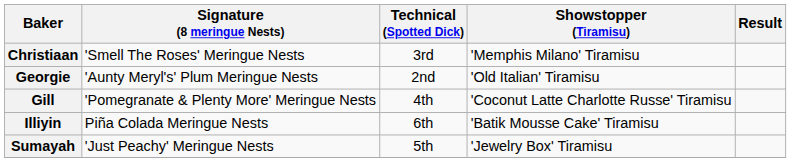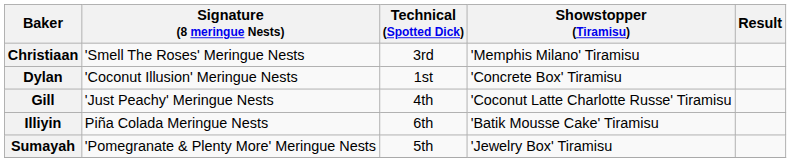+ row: (43, 77)
- row: (43, 77)
(230, 100) 'Pomegranate & Plenty More' Meringue Nests -> (179, 100) 'Just Peachy' Meringue Nests
(179, 146) 'Just Peachy' Meringue Nests -> (230, 146) 'Pomegranate & Plenty More' Meringue Nests
